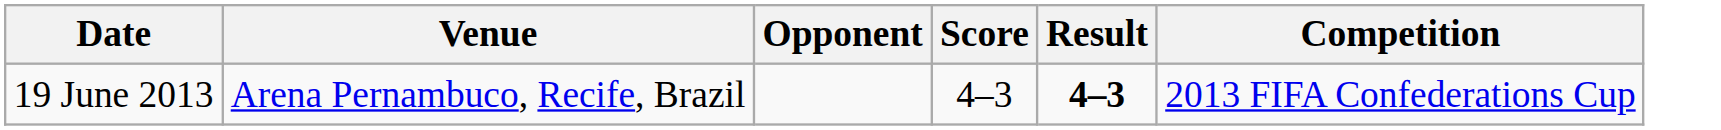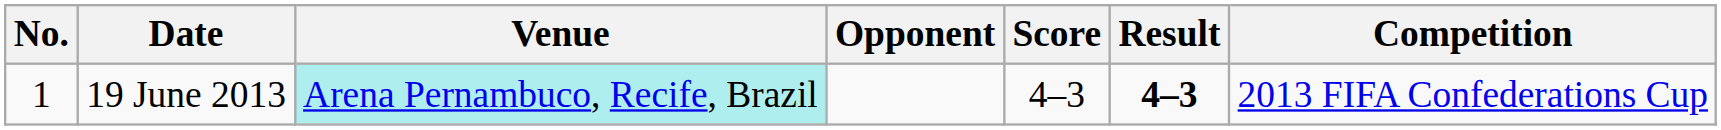+ column: (41, 34)
(488, 93) no background -> (560, 93) paleturquoise background
